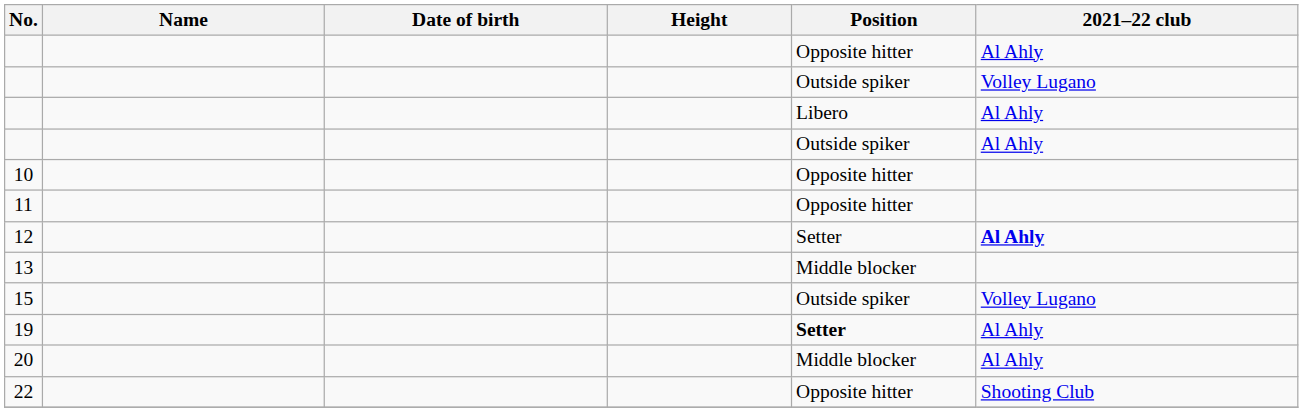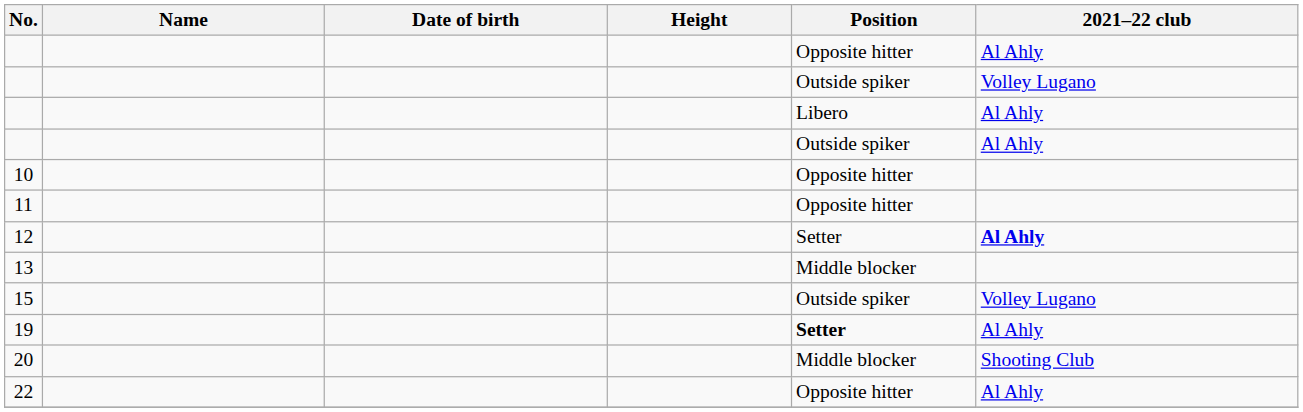(1012, 360) Al Ahly -> (1037, 360) Shooting Club
(1037, 391) Shooting Club -> (1012, 391) Al Ahly
